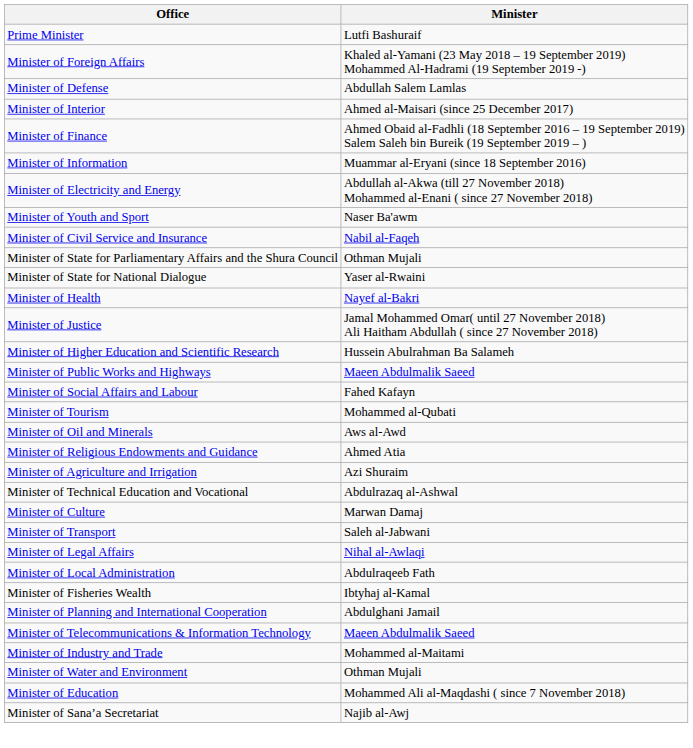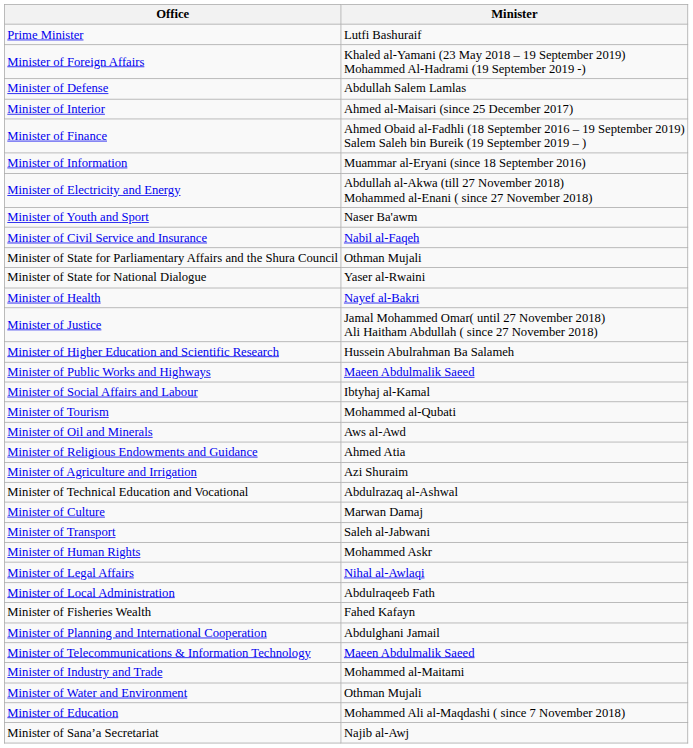(380, 392) Fahed Kafayn -> (387, 392) Ibtyhaj al-Kamal
+ row: (74, 552)
(387, 592) Ibtyhaj al-Kamal -> (380, 612) Fahed Kafayn
